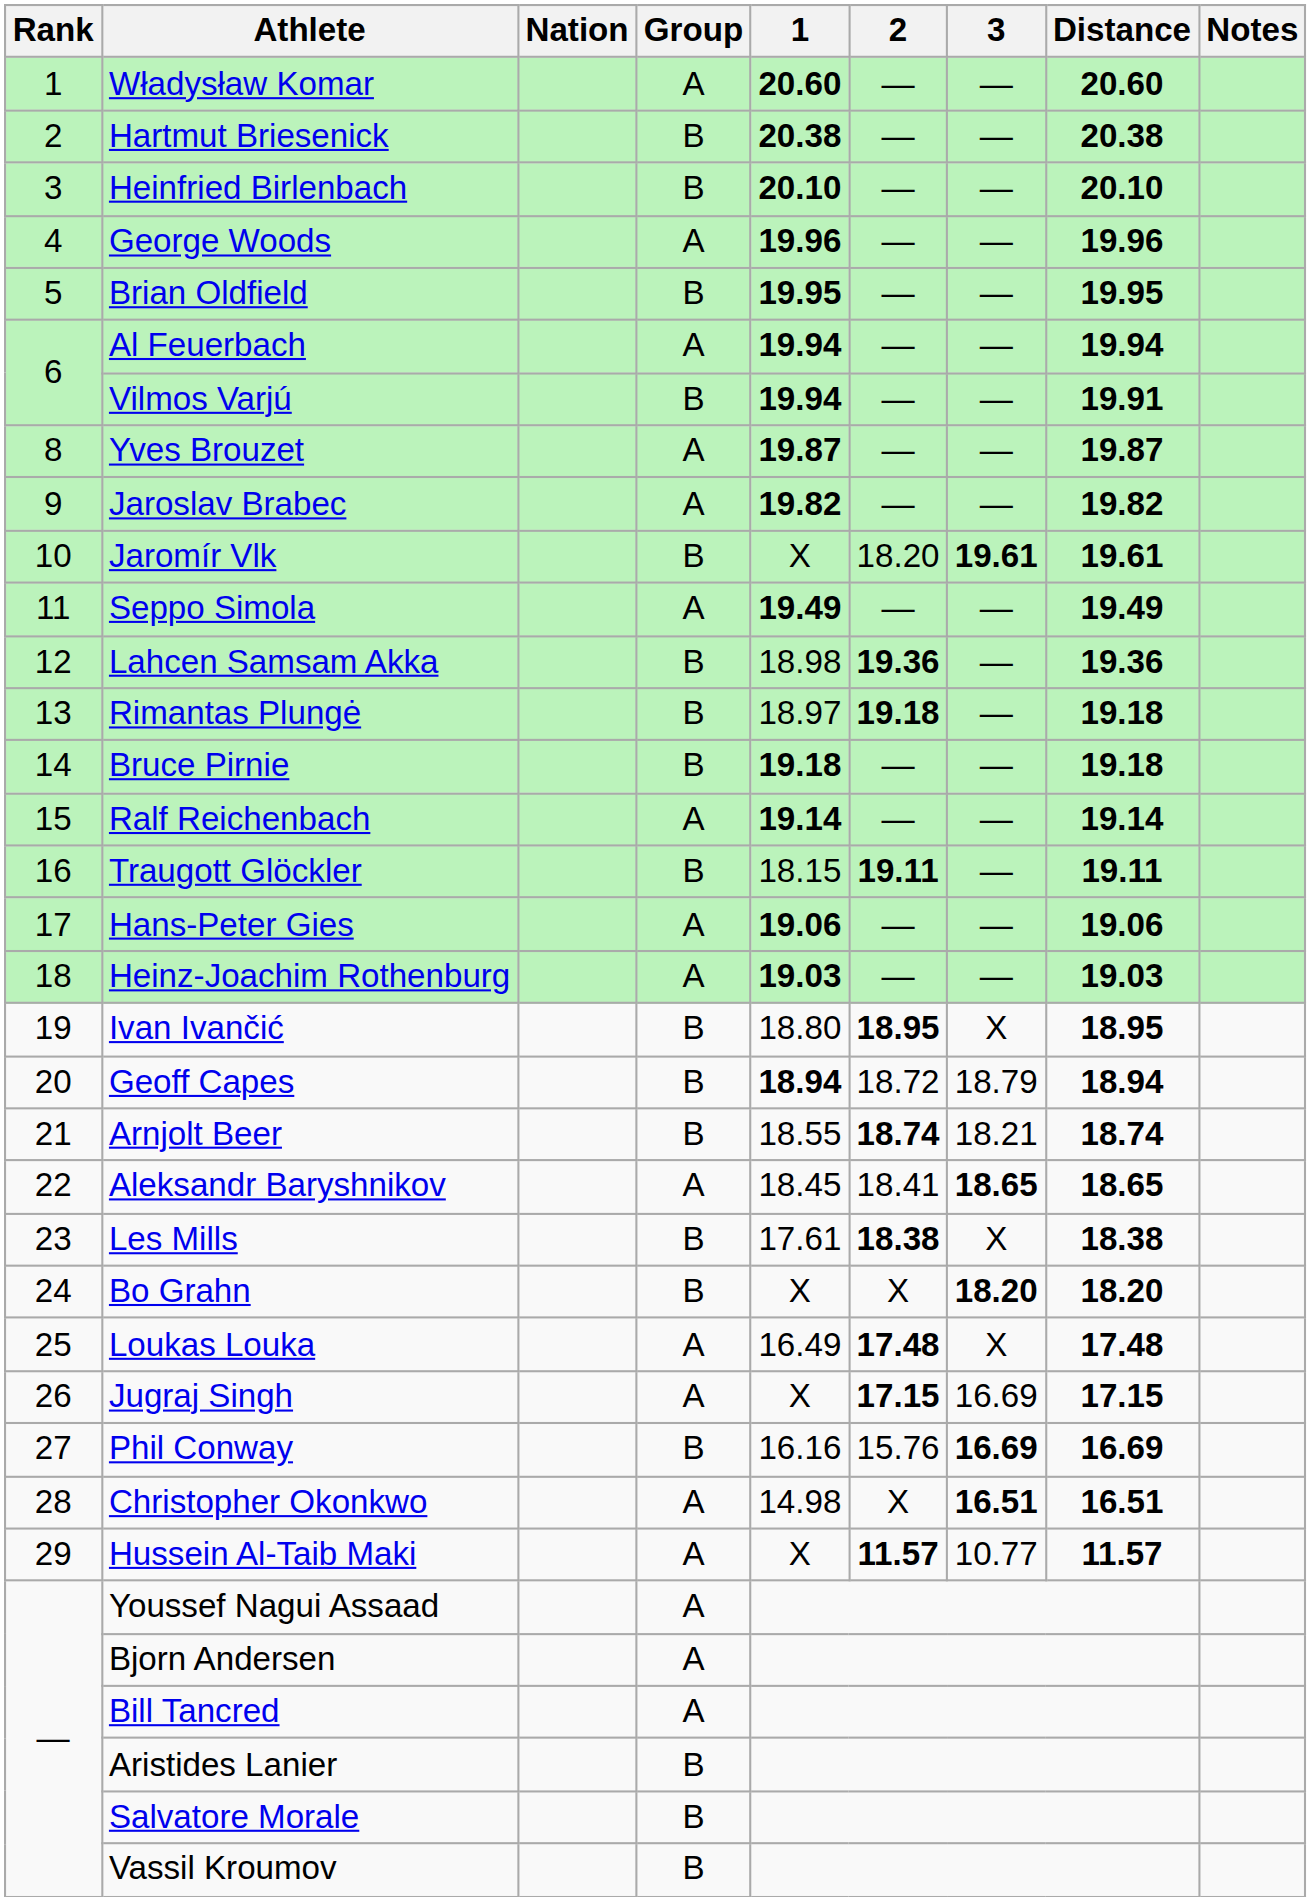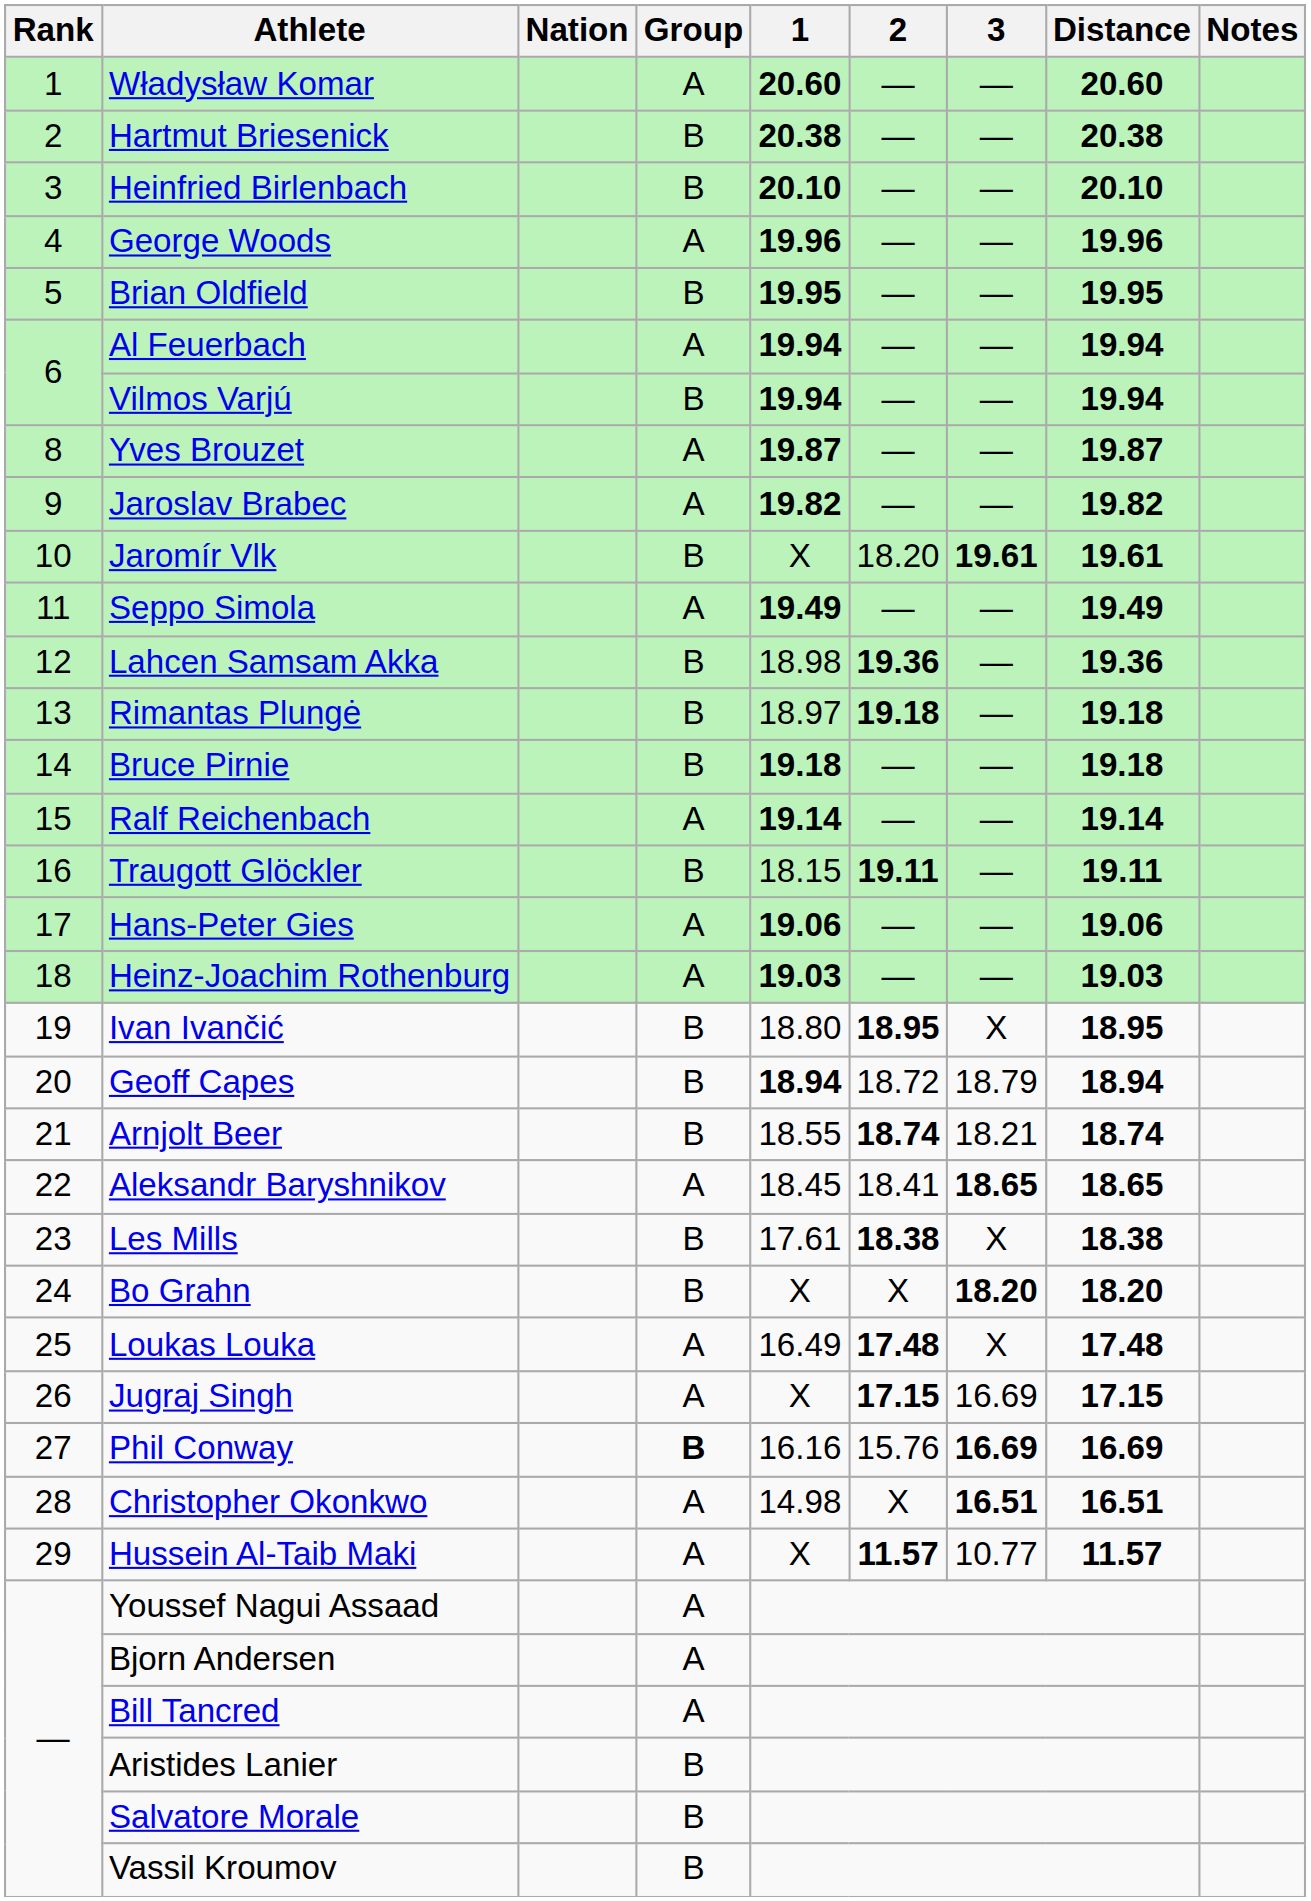(1122, 398) 19.91 -> (1122, 398) 19.94
(693, 1448) normal -> (694, 1448) bold
